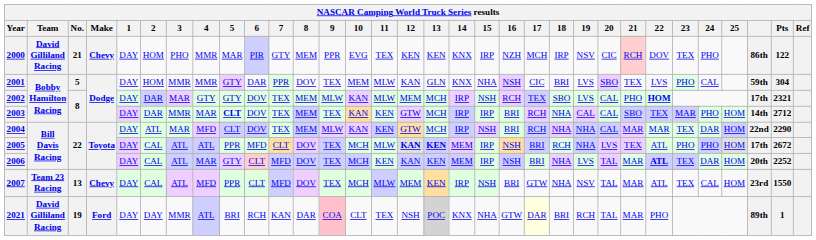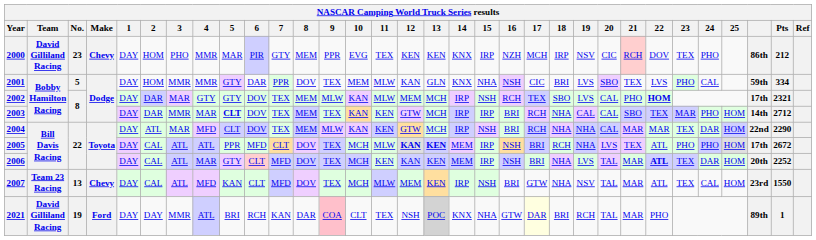(77, 55) 21 -> (77, 55) 23
(782, 55) 122 -> (782, 55) 212
(782, 82) 304 -> (782, 82) 334
(232, 183) PPR -> (232, 183) KAN
